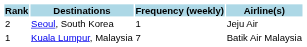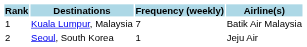rows swapped: (82, 37) <-> (72, 24)
